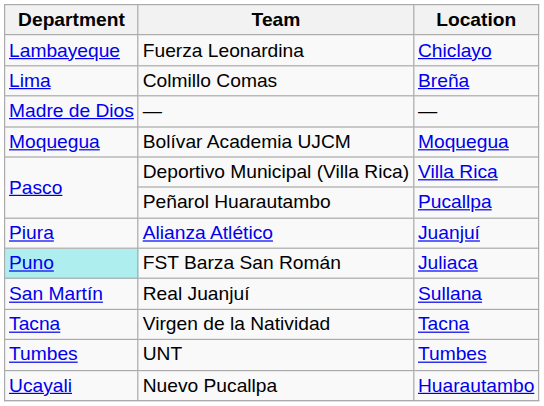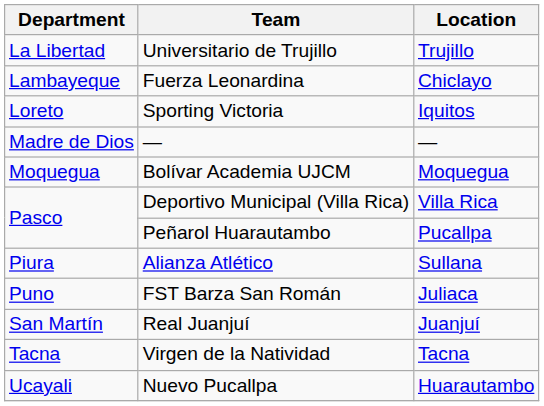+ row: (240, 50)
- row: (210, 80)
+ row: (213, 111)
(449, 232) Juanjuí -> (450, 263) Sullana
(31, 263) paleturquoise background -> (31, 293) no background
(450, 293) Sullana -> (449, 324) Juanjuí
- row: (162, 354)
